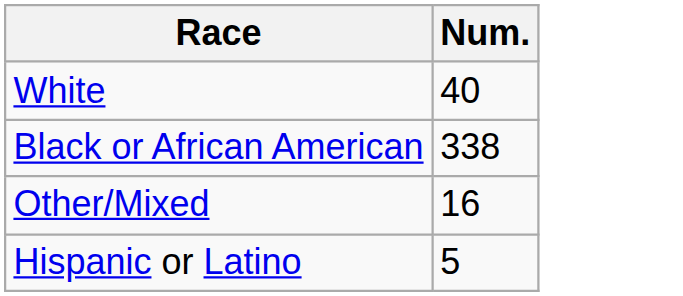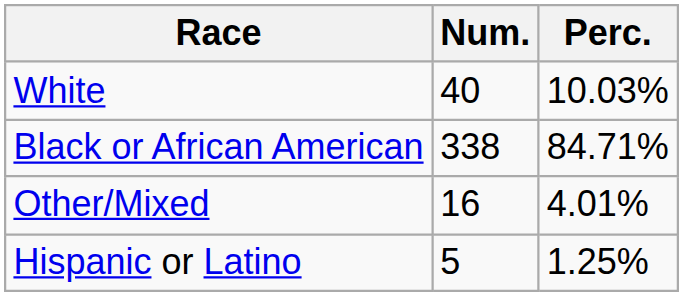+ column: (608, 33)
